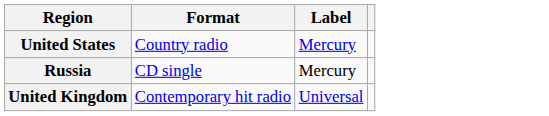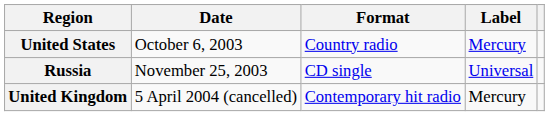+ column: (216, 17)
(327, 70) Mercury -> (501, 70) Universal
(331, 96) Universal -> (497, 96) Mercury
